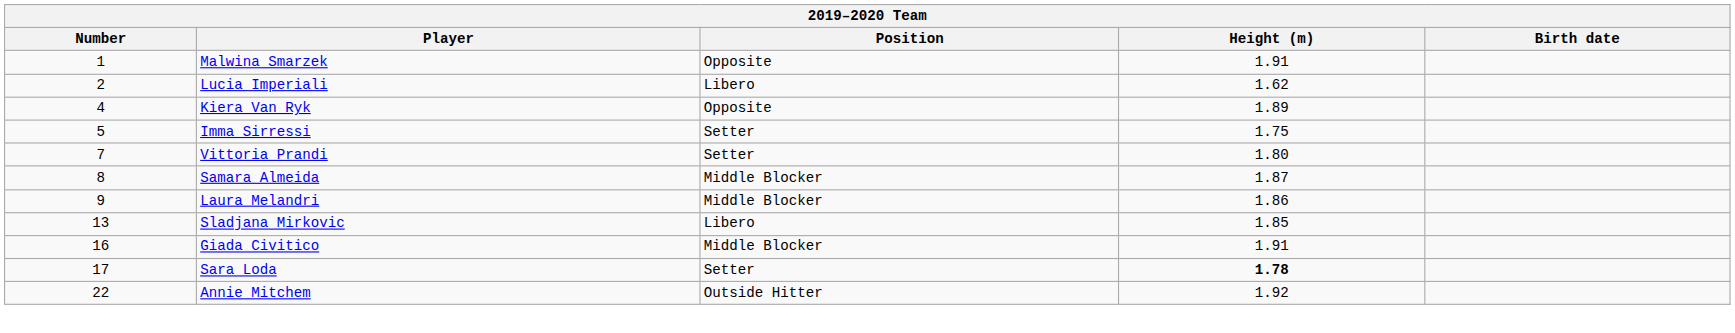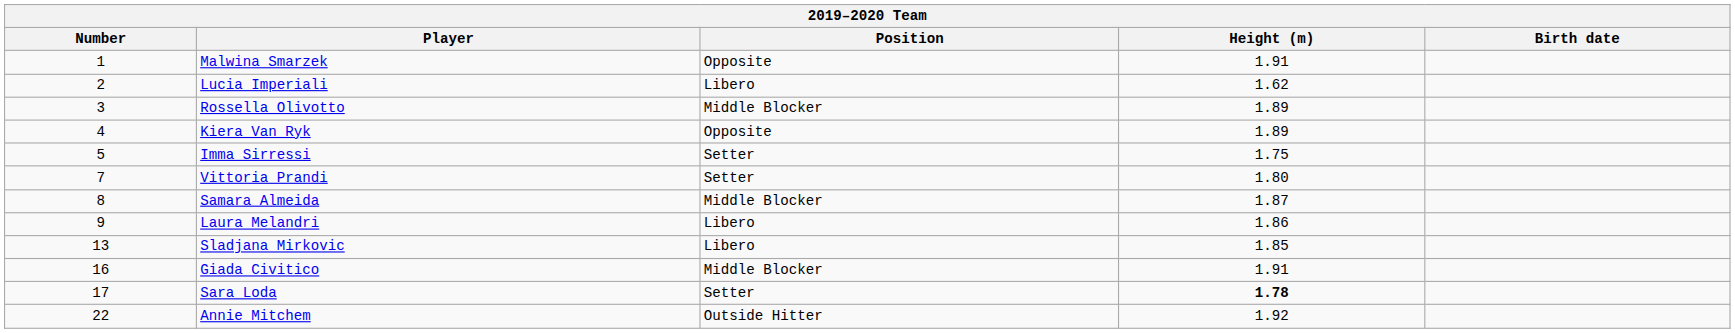+ row: (272, 108)
(763, 201) Middle Blocker -> (729, 224) Libero
